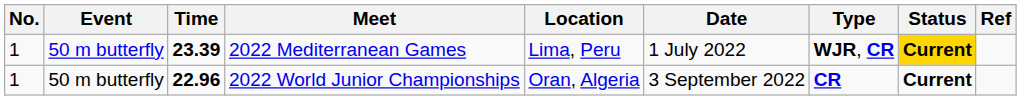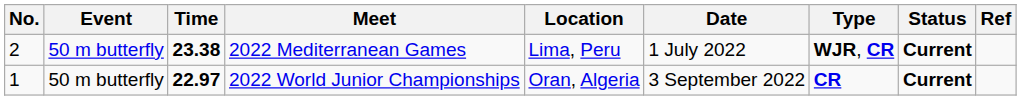(14, 49) 1 -> (14, 49) 2
(196, 49) 23.39 -> (196, 49) 23.38
(937, 49) gold background -> (937, 49) no background
(196, 79) 22.96 -> (196, 79) 22.97
